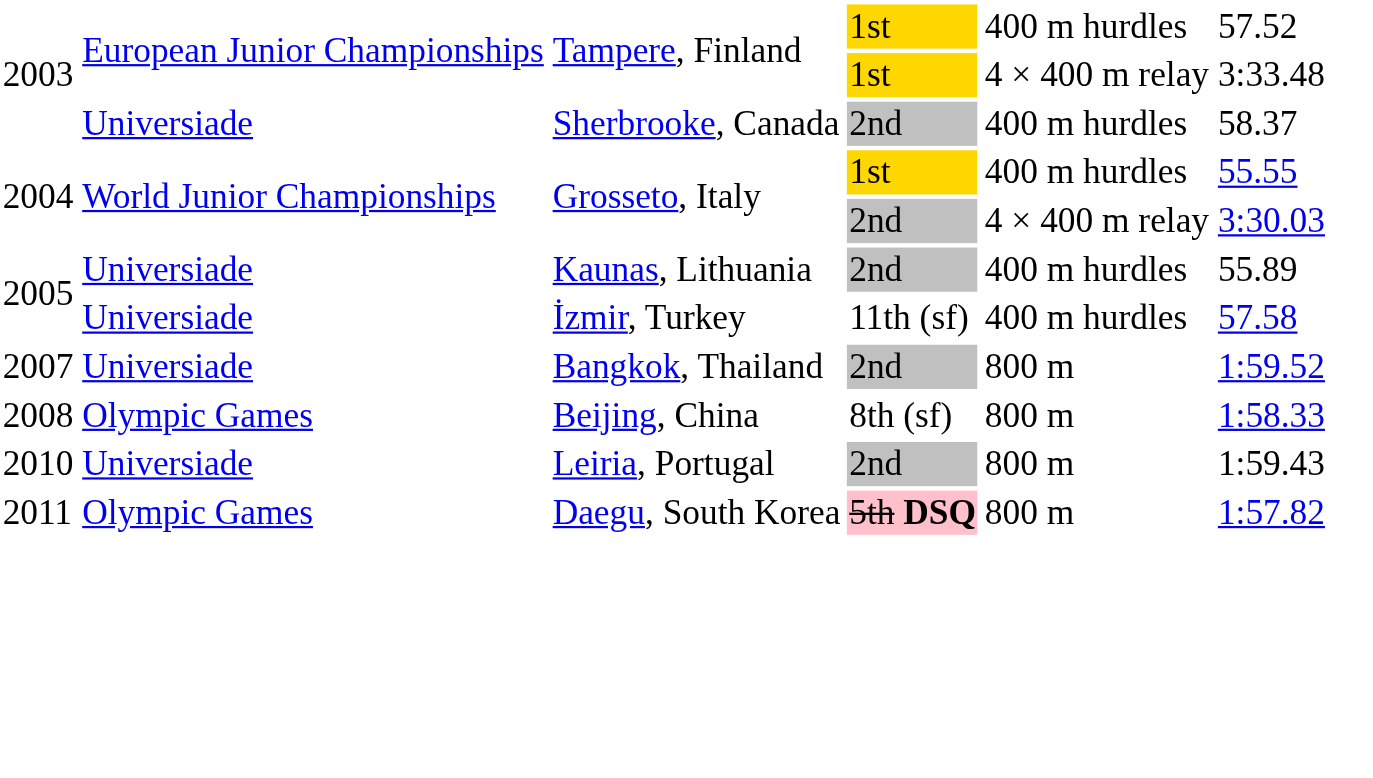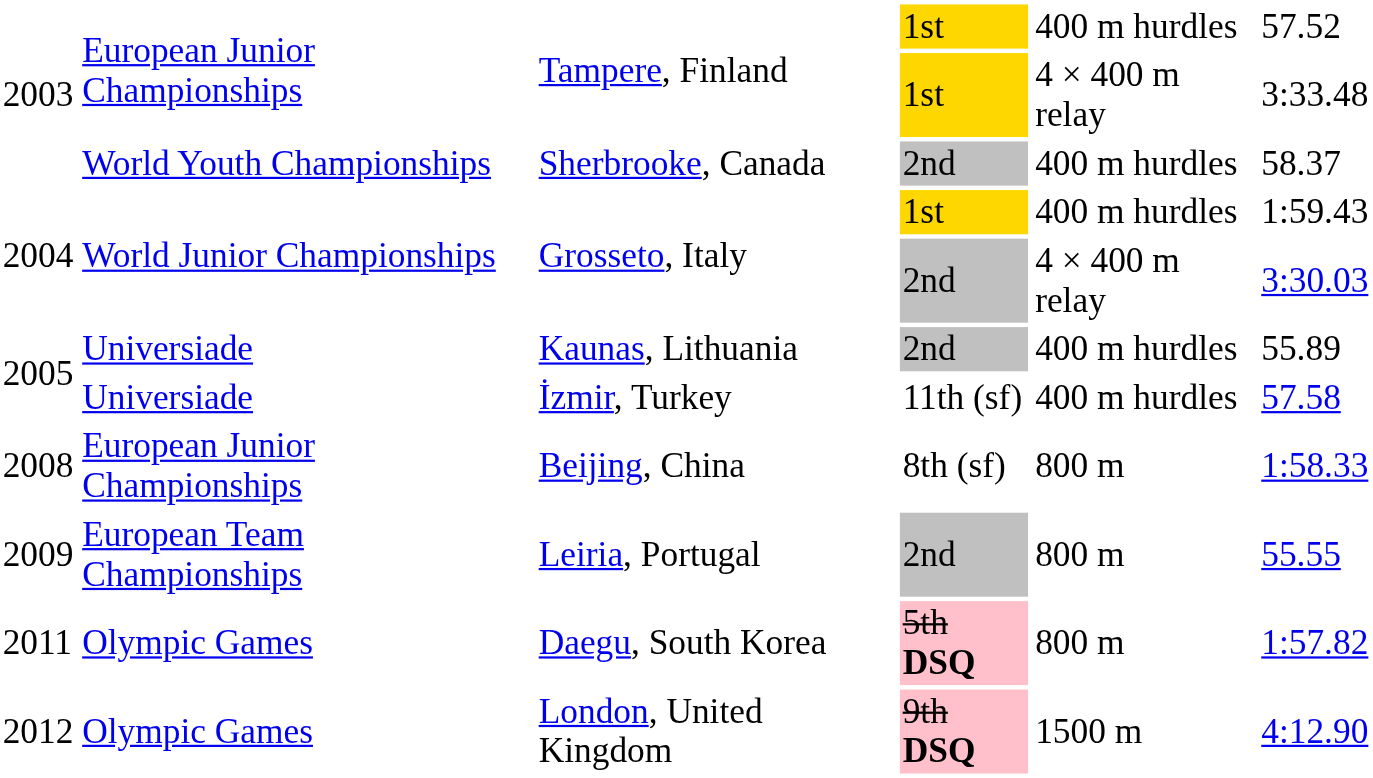(168, 123) Universiade -> (287, 162) World Youth Championships
(1258, 171) 55.55 -> (1315, 211) 1:59.43
- row: (688, 366)
(198, 414) Olympic Games -> (199, 465) European Junior Championships
(38, 463) 2010 -> (38, 554) 2009
(168, 463) Universiade -> (193, 554) European Team Championships
(1271, 463) 1:59.43 -> (1301, 554) 55.55
+ row: (651, 730)
